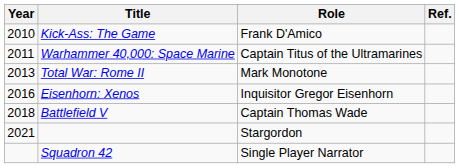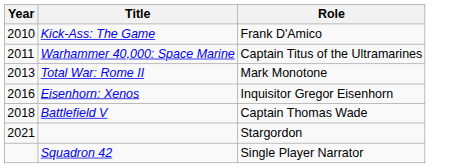- column: (440, 14)
